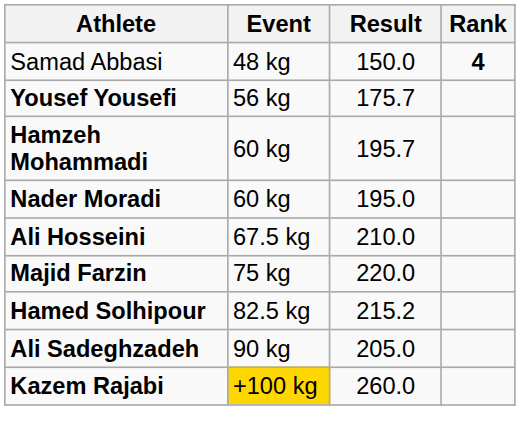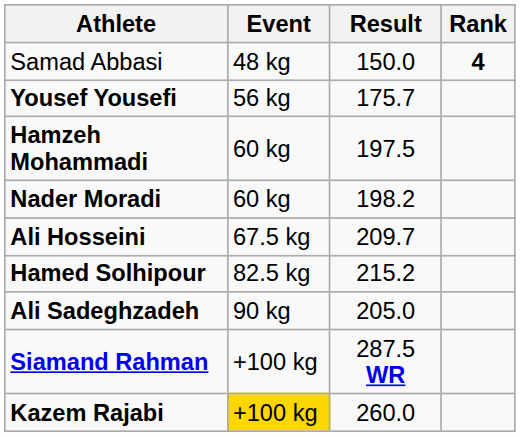(386, 149) 195.7 -> (386, 149) 197.5
(386, 199) 195.0 -> (386, 199) 198.2
(386, 237) 210.0 -> (386, 237) 209.7
- row: (79, 274)
+ row: (109, 362)
